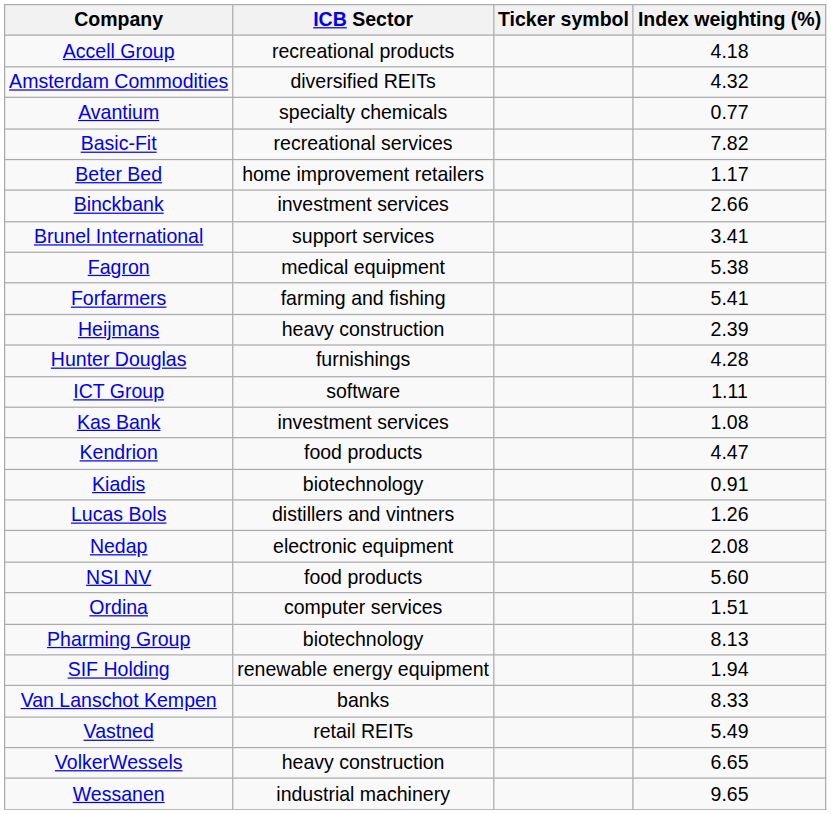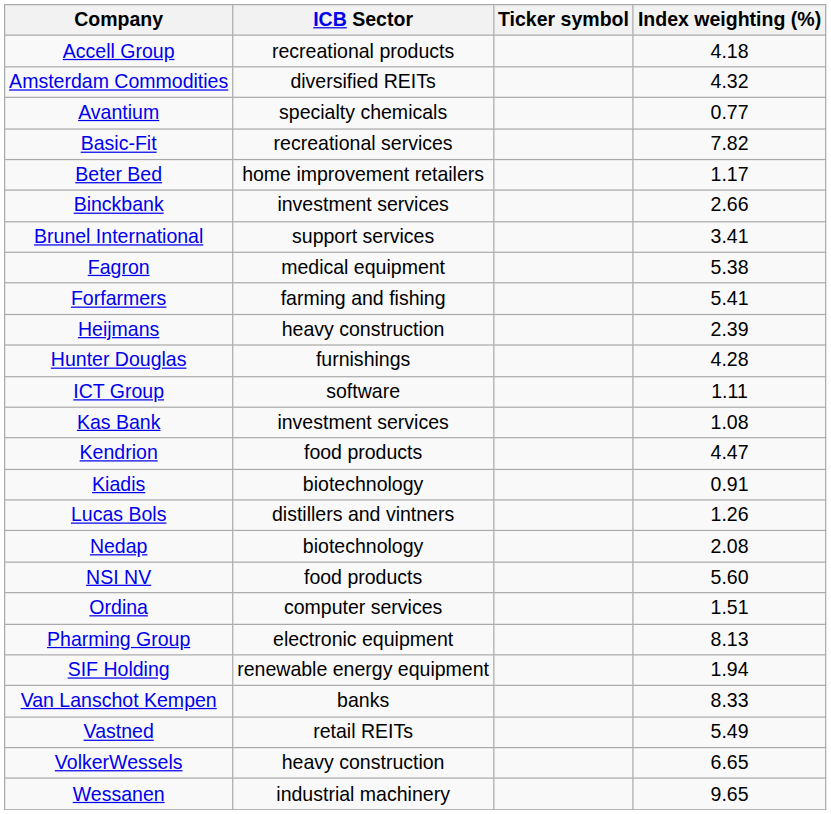(363, 546) electronic equipment -> (363, 546) biotechnology
(363, 639) biotechnology -> (363, 639) electronic equipment
